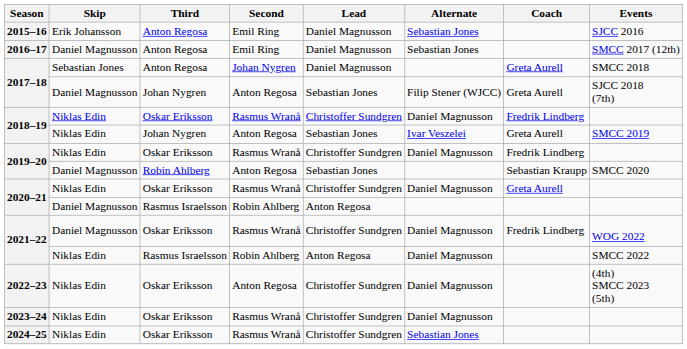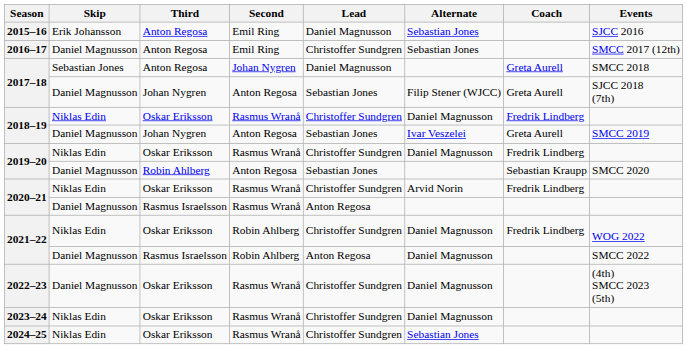(349, 49) Daniel Magnusson -> (354, 49) Christoffer Sundgren
(79, 134) Niklas Edin -> (95, 134) Daniel Magnusson
(450, 188) Daniel Magnusson -> (435, 188) Arvid Norin
(535, 188) Greta Aurell -> (545, 188) Fredrik Lindberg
(266, 206) Robin Ahlberg -> (266, 206) Rasmus Wranå
(95, 230) Daniel Magnusson -> (79, 230) Niklas Edin
(266, 230) Rasmus Wranå -> (266, 230) Robin Ahlberg
(79, 255) Niklas Edin -> (95, 255) Daniel Magnusson
(79, 286) Niklas Edin -> (95, 286) Daniel Magnusson
(265, 286) Anton Regosa -> (266, 286) Rasmus Wranå
